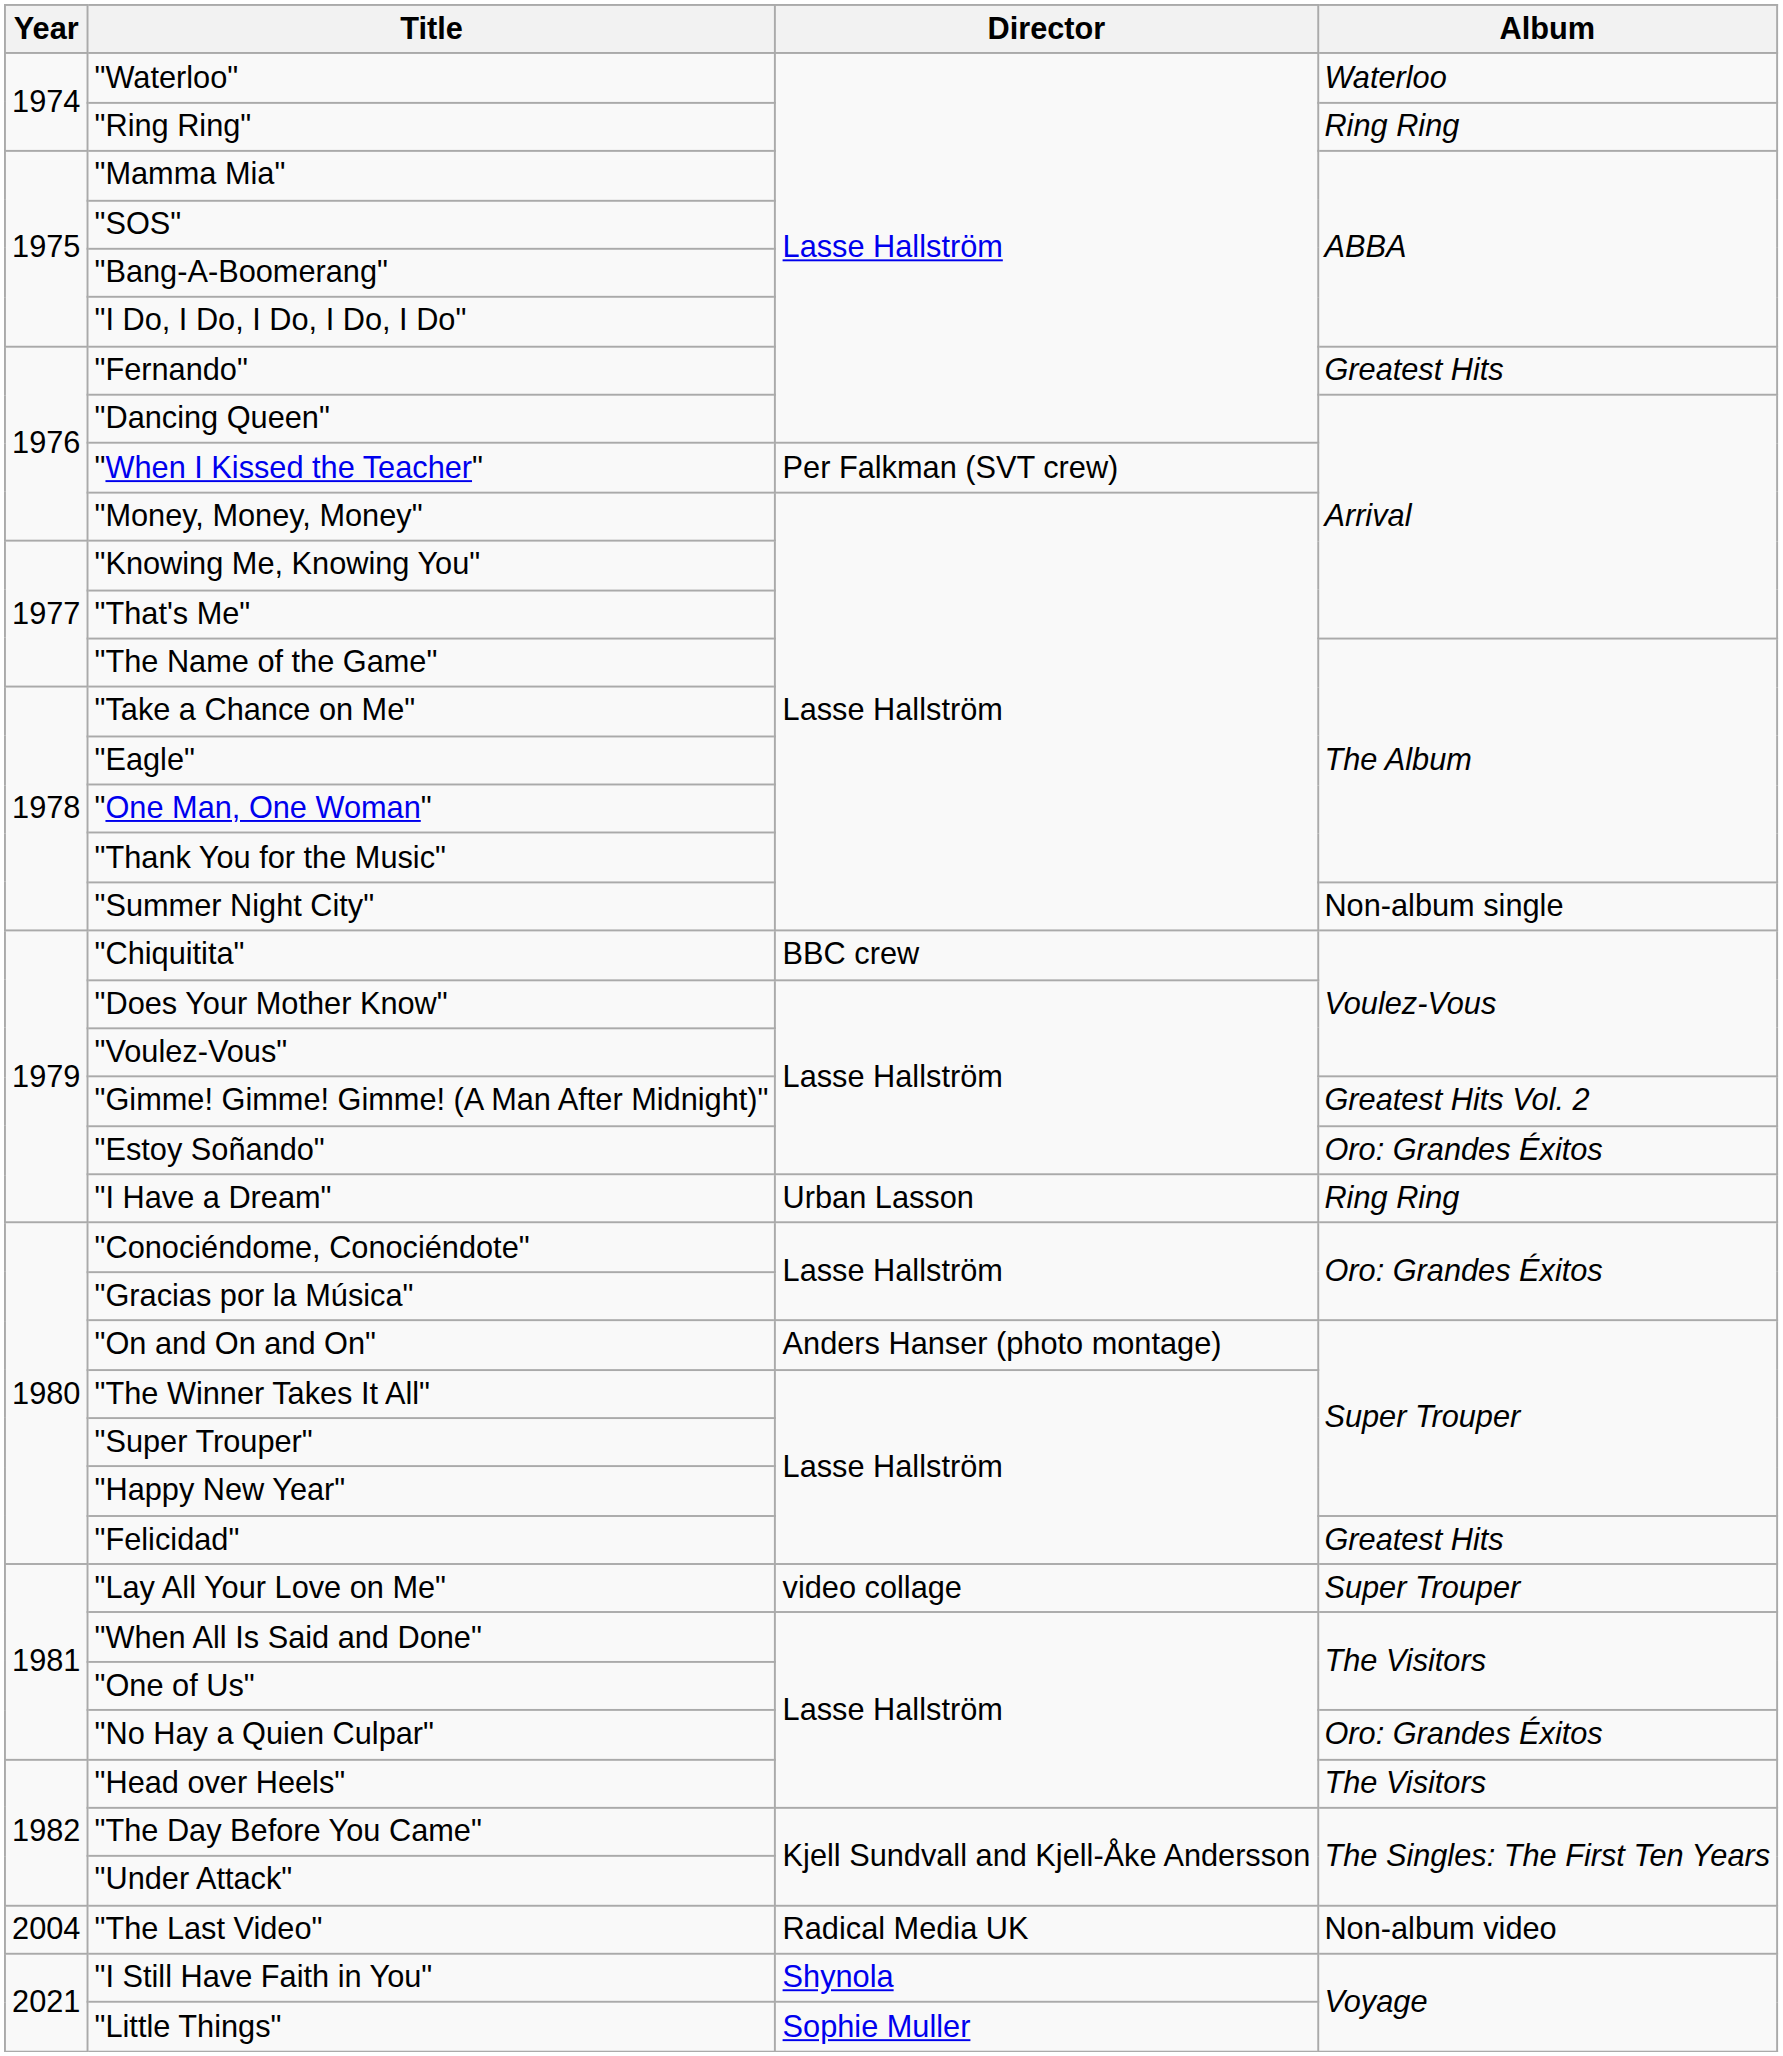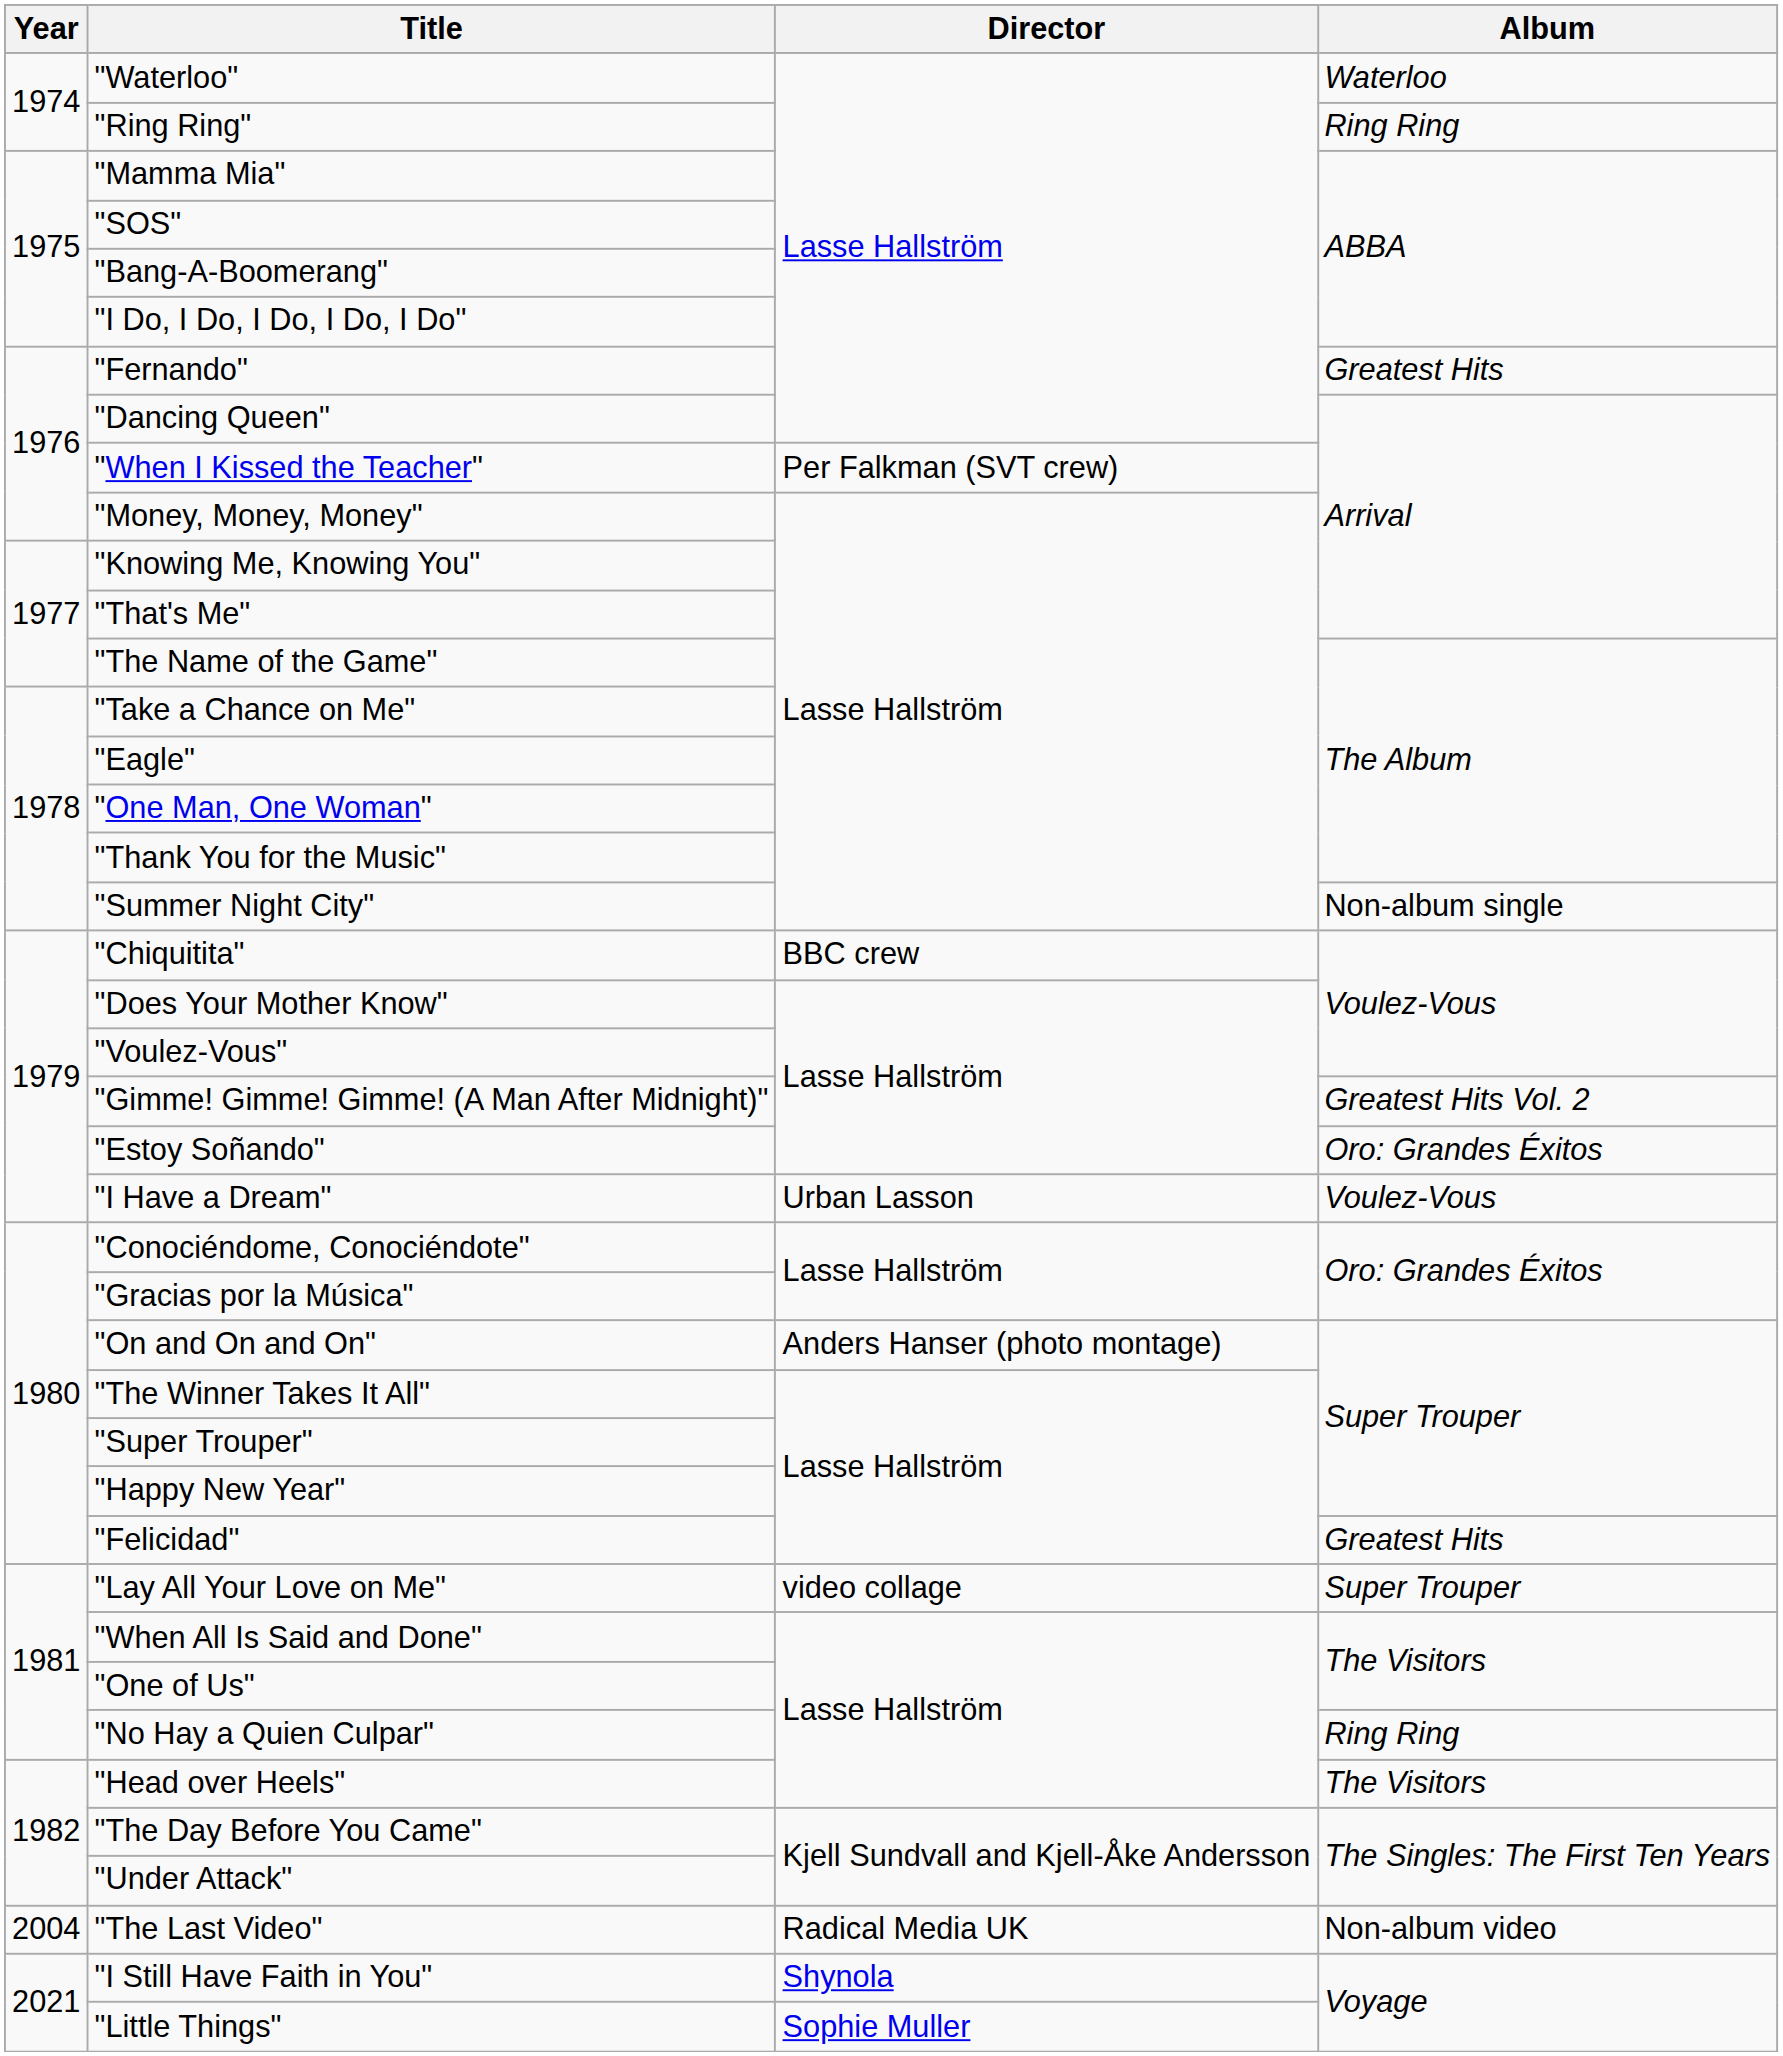(1392, 1198) Ring Ring -> (1410, 1198) Voulez-Vous
(1464, 1734) Oro: Grandes Éxitos -> (1392, 1734) Ring Ring
